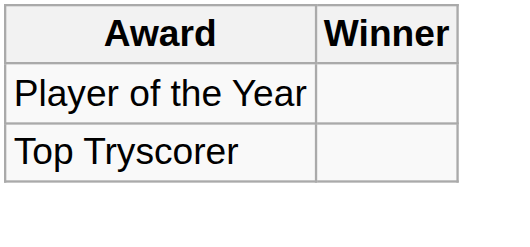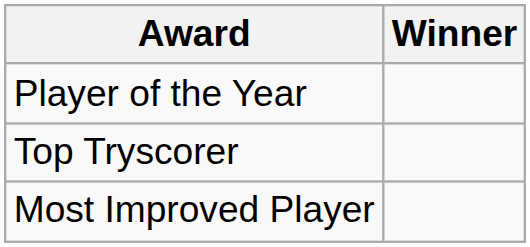+ row: (194, 210)
